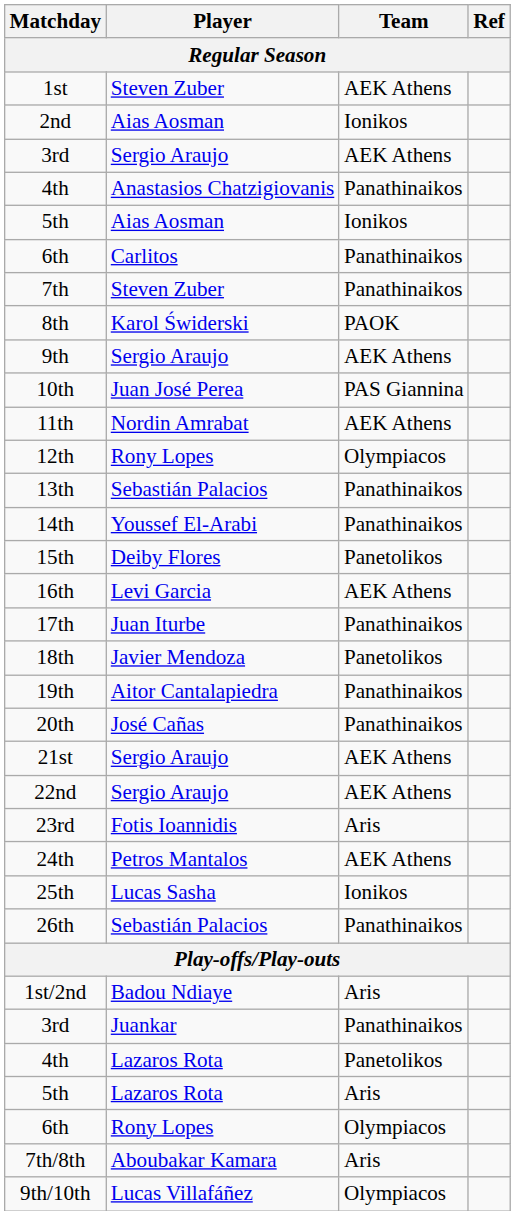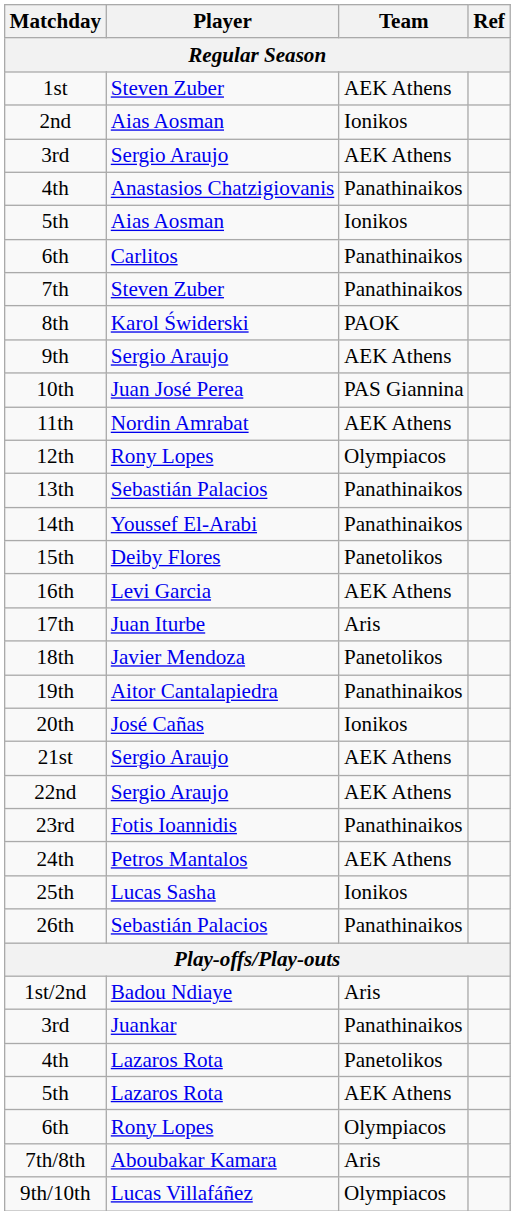(403, 624) Panathinaikos -> (362, 624) Aris
(403, 724) Panathinaikos -> (376, 724) Ionikos
(362, 825) Aris -> (403, 825) Panathinaikos
(362, 1093) Aris -> (398, 1093) AEK Athens
